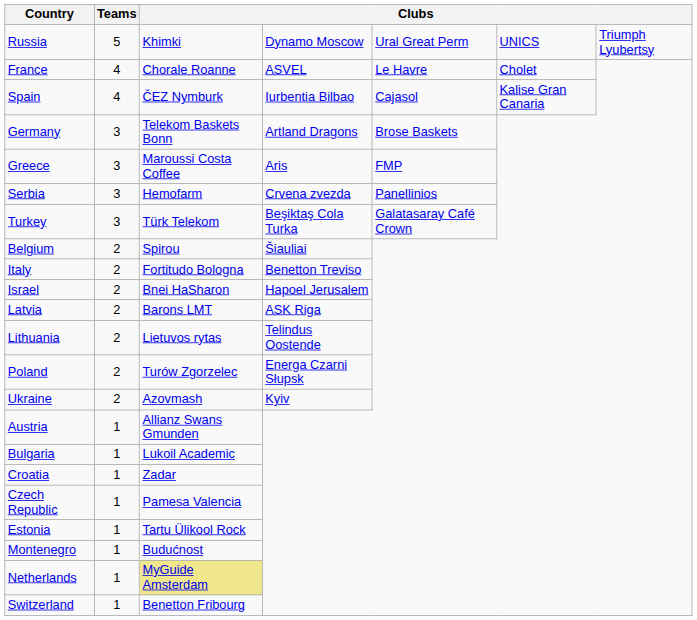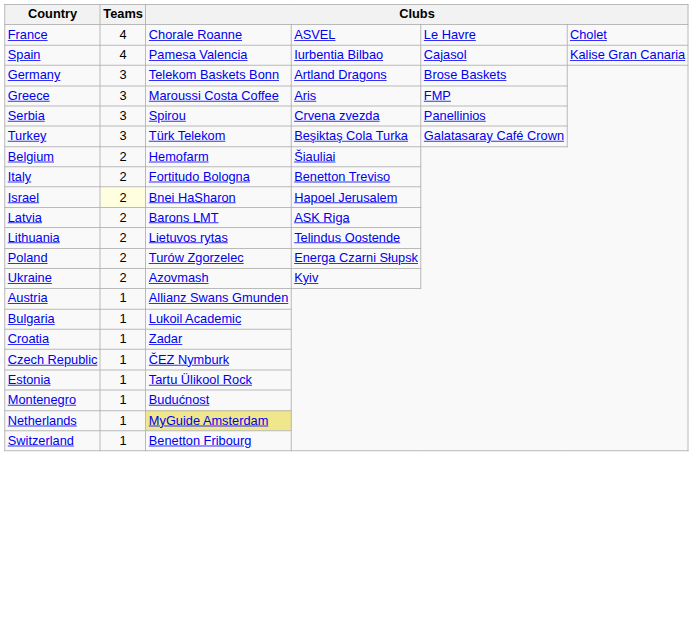- row: (27, 42)
(183, 97) ČEZ Nymburk -> (198, 55) Pamesa Valencia
(172, 194) Hemofarm -> (167, 116) Spirou
(161, 249) Spirou -> (179, 156) Hemofarm
(117, 289) no background -> (123, 197) lightyellow background
(192, 502) Pamesa Valencia -> (189, 359) ČEZ Nymburk
